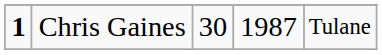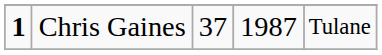(213, 26) 30 -> (213, 26) 37
